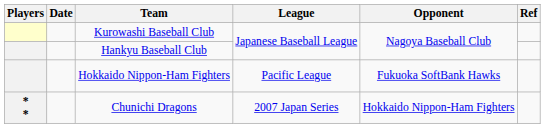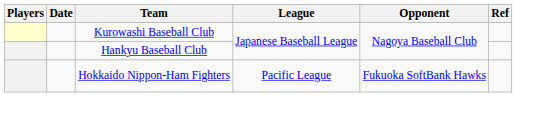- row: (154, 107)
